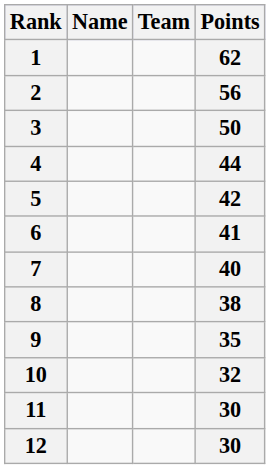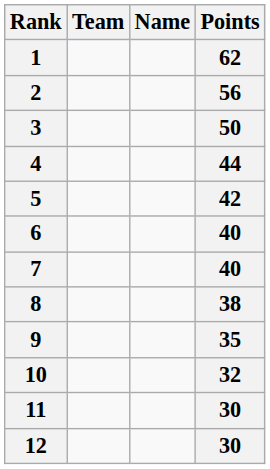columns swapped: (100, 22) <-> (164, 22)
(230, 233) 41 -> (230, 233) 40
